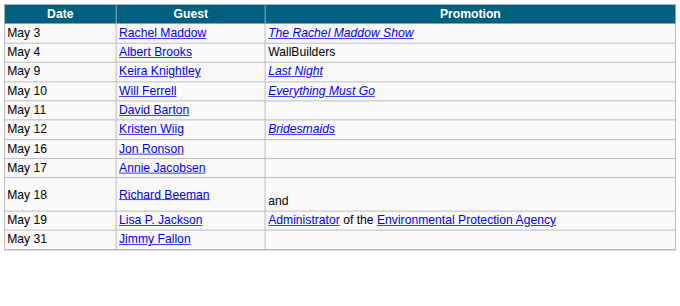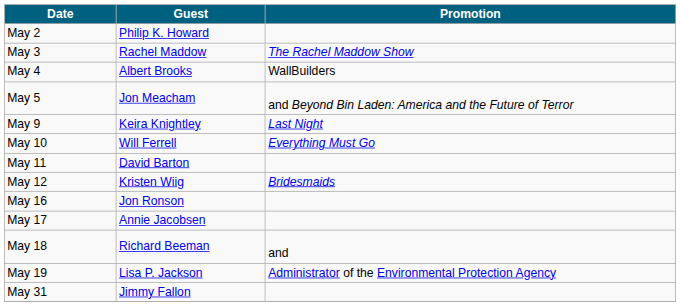+ row: (24, 33)
+ row: (24, 98)
